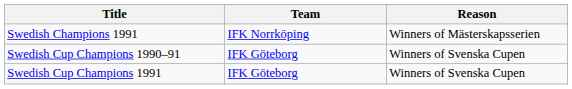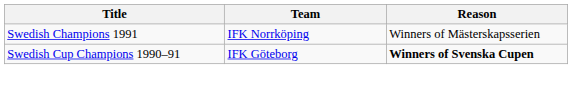(457, 53) normal -> (461, 53) bold
- row: (84, 73)
